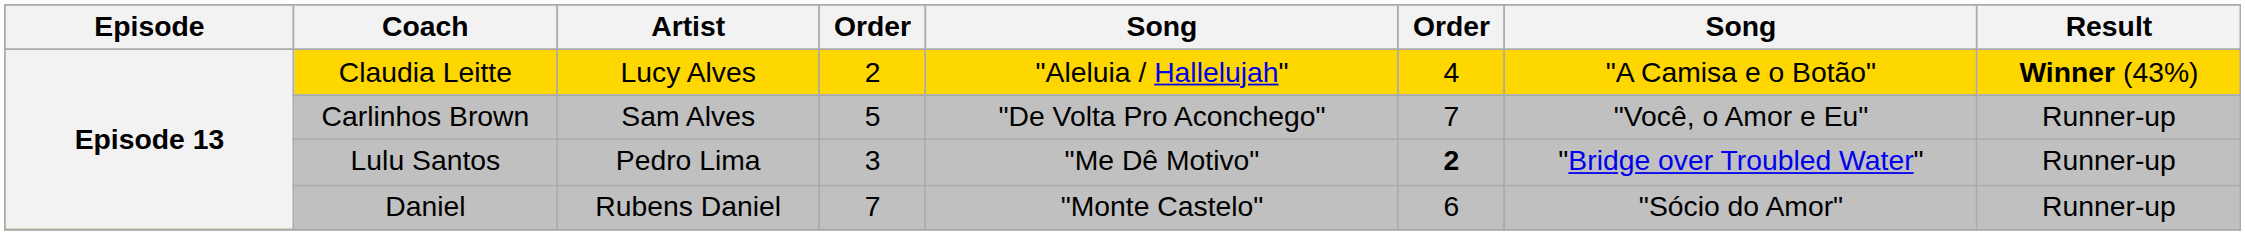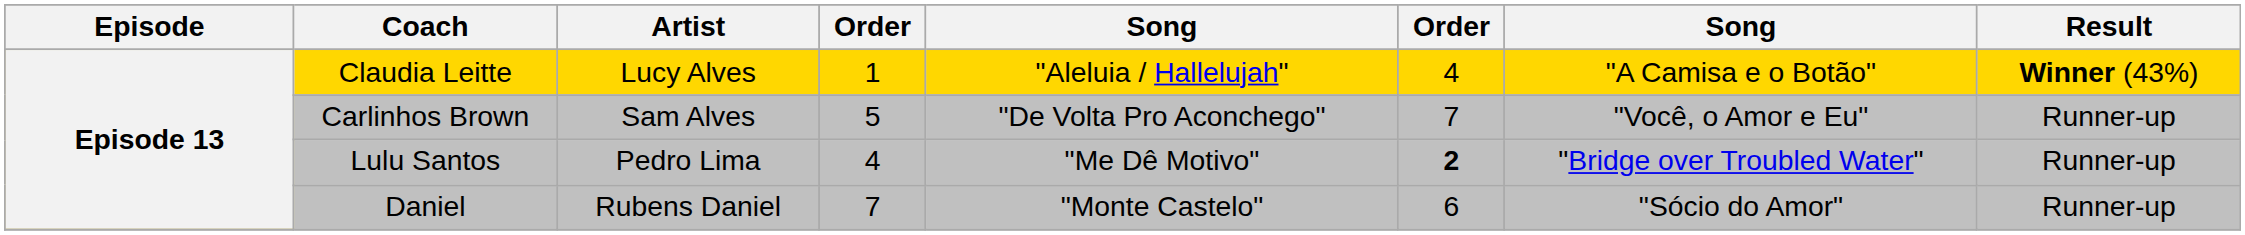(873, 71) 2 -> (873, 71) 1
(873, 161) 3 -> (873, 161) 4
